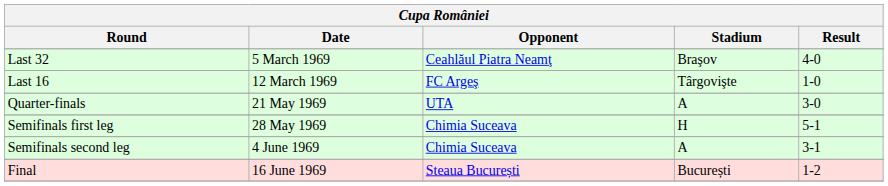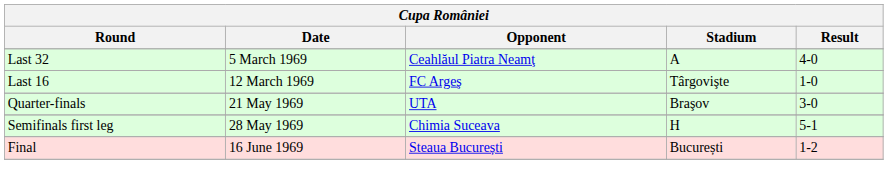(697, 59) Braşov -> (675, 59) A
(682, 103) A -> (690, 103) Braşov
- row: (69, 147)
